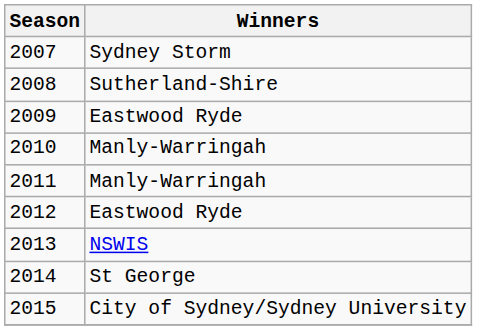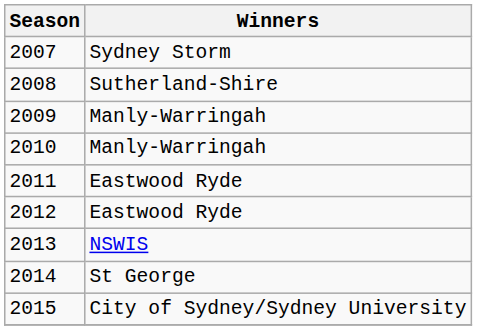(166, 117) Eastwood Ryde -> (178, 117) Manly-Warringah
(178, 181) Manly-Warringah -> (166, 181) Eastwood Ryde
